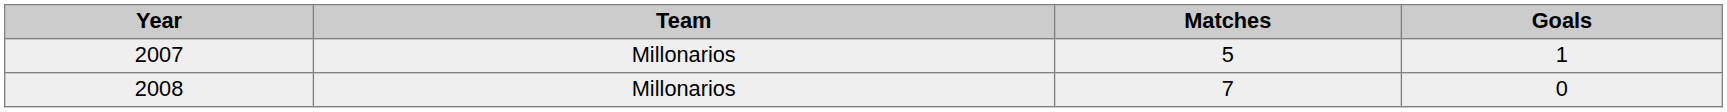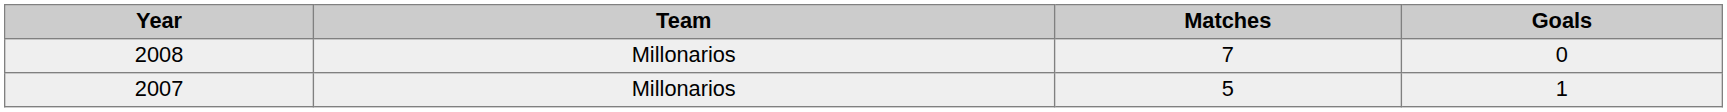rows swapped: (159, 55) <-> (159, 89)
